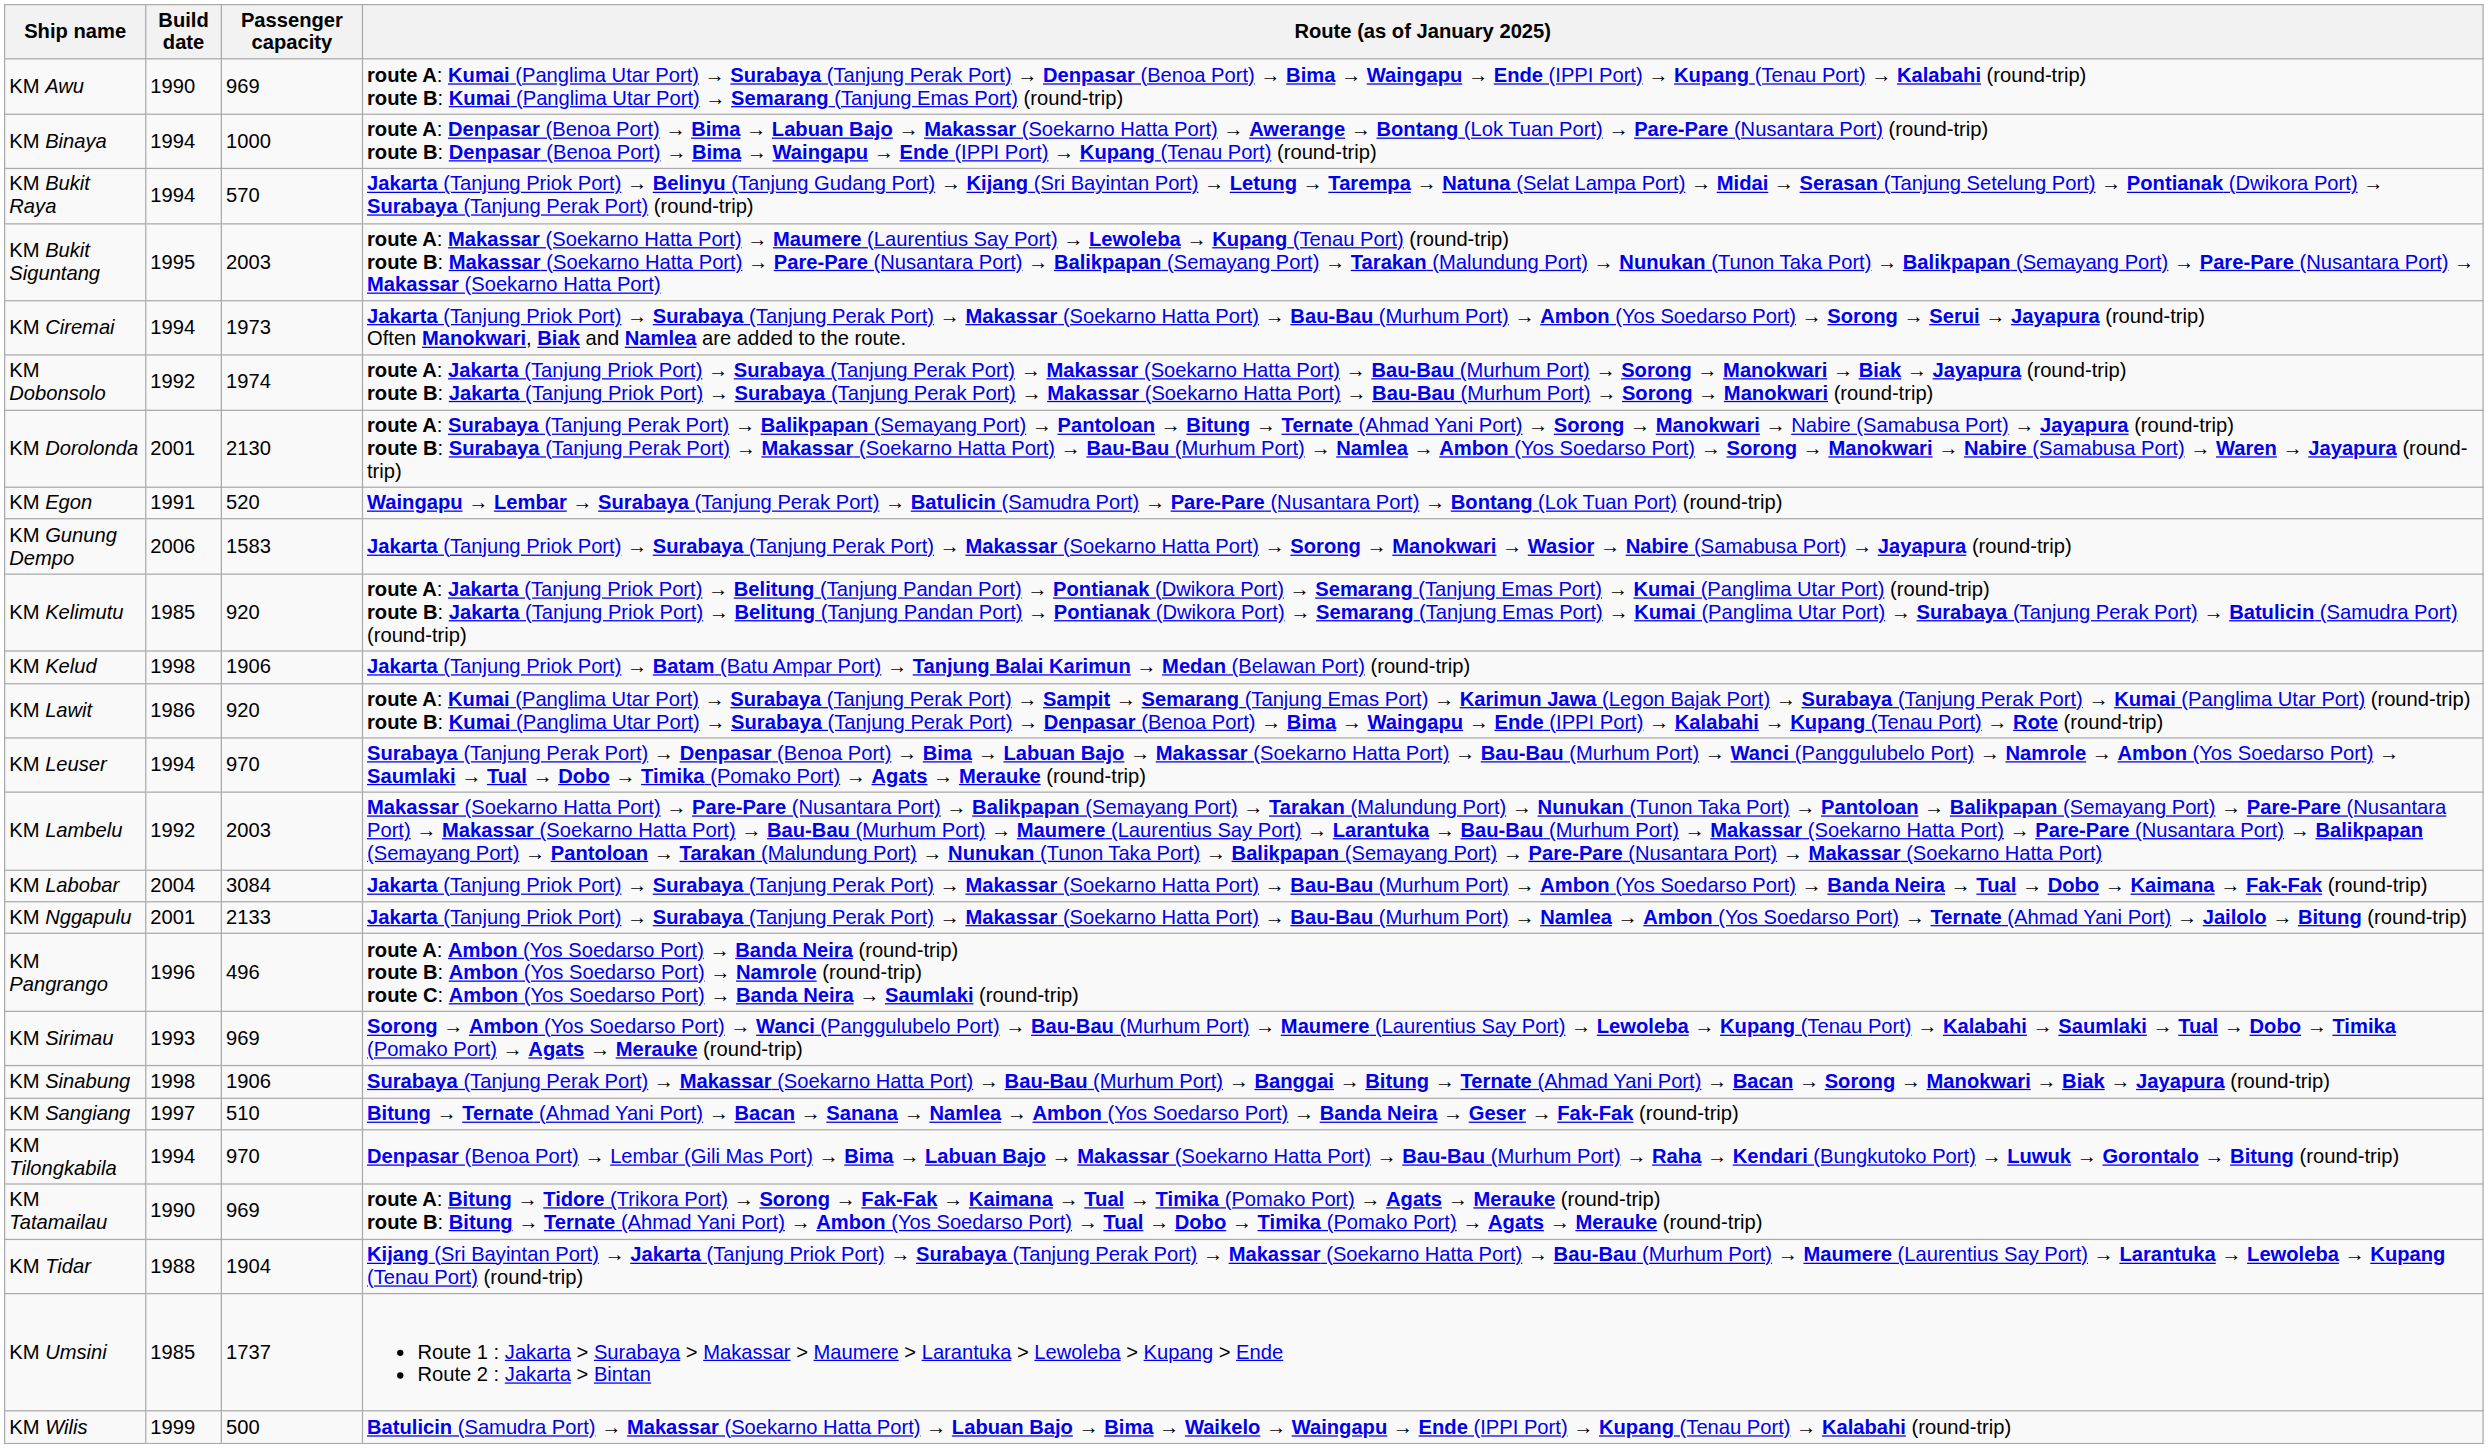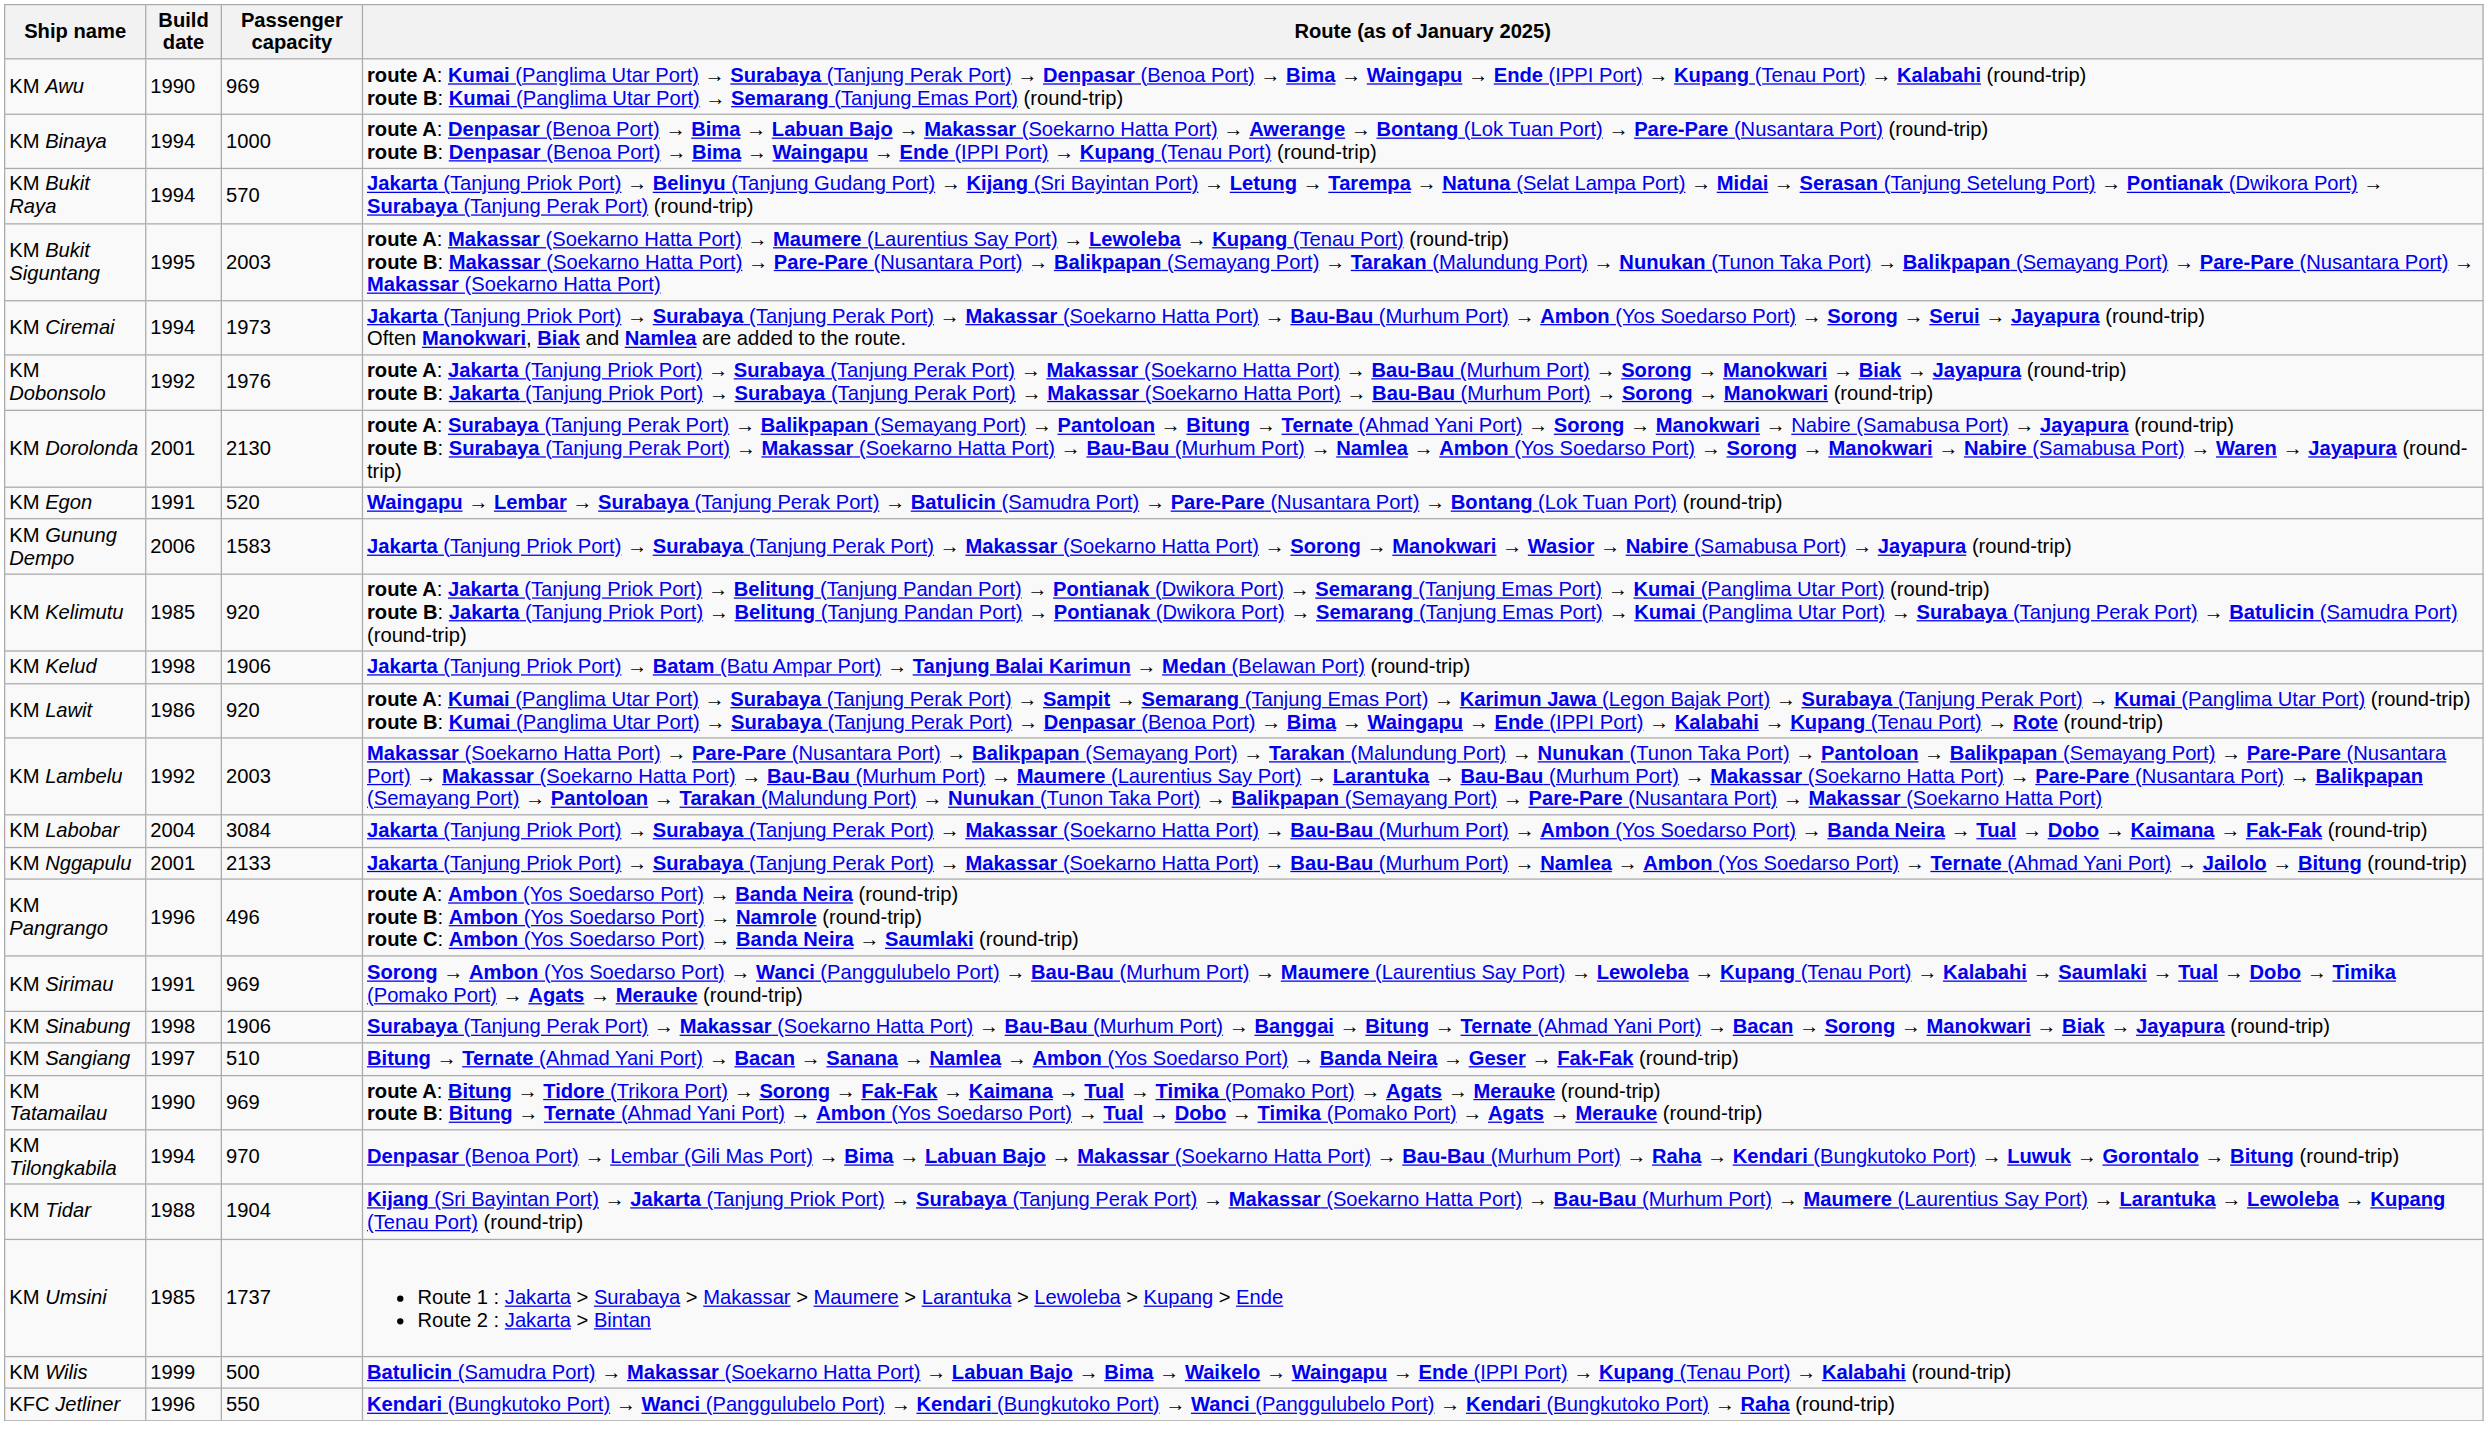(249, 382) 1974 -> (249, 382) 1976
- row: (58, 764)
(173, 1038) 1993 -> (173, 983) 1991
rows swapped: (63, 1156) <-> (58, 1211)
+ row: (65, 1404)
